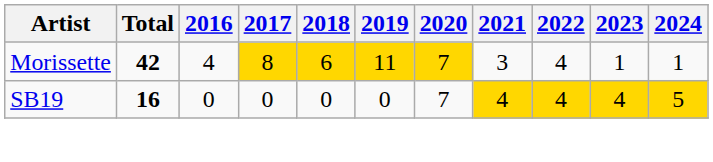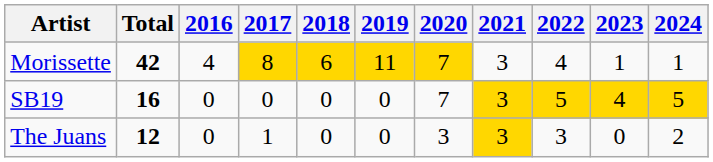(502, 99) 4 -> (502, 99) 3
(561, 99) 4 -> (561, 99) 5
+ row: (58, 136)
